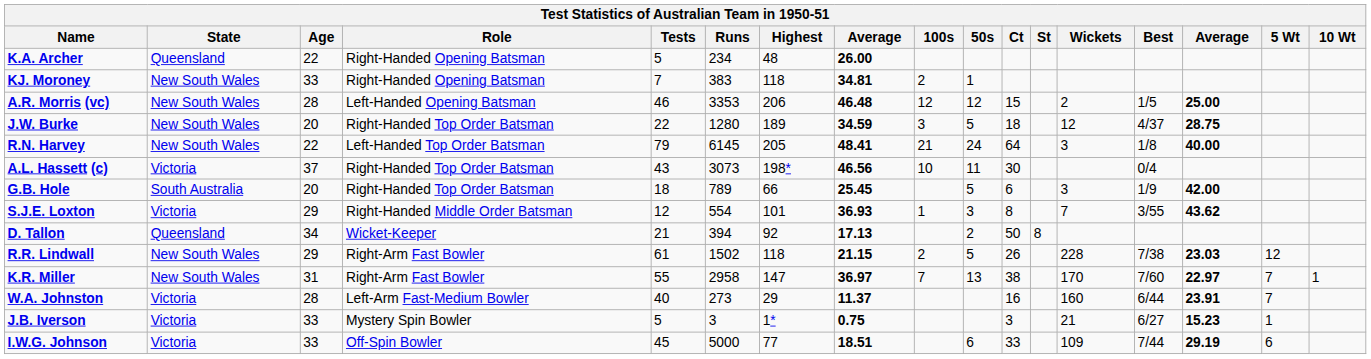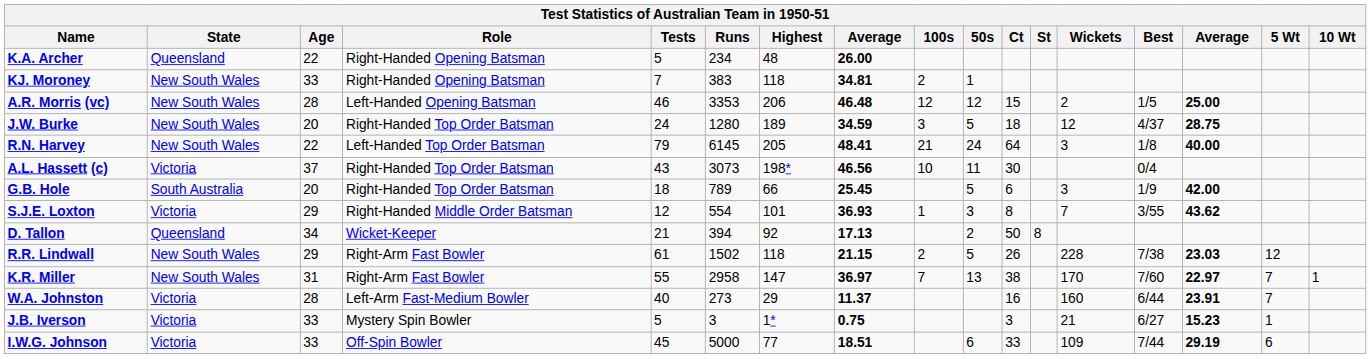(662, 124) 22 -> (662, 124) 24
